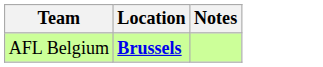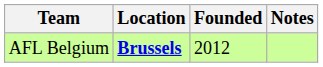+ column: (228, 18)
